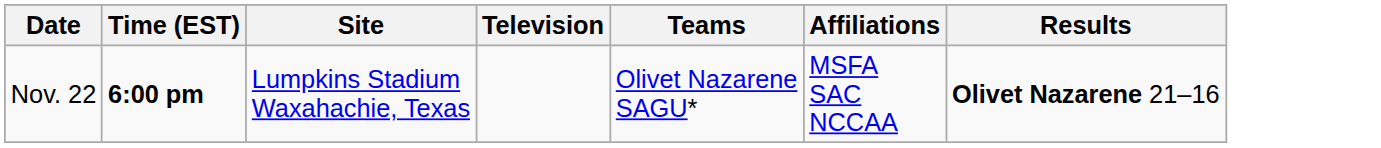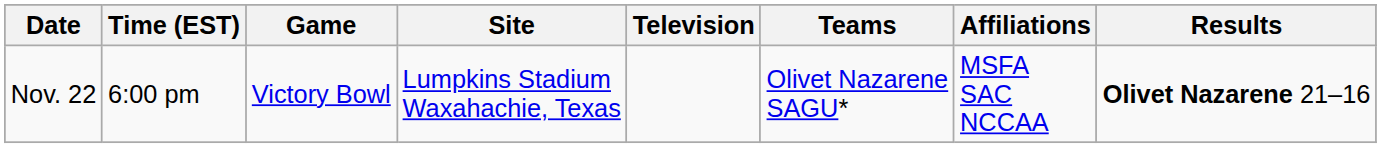+ column: (321, 25)
(156, 93) bold -> (154, 93) normal
